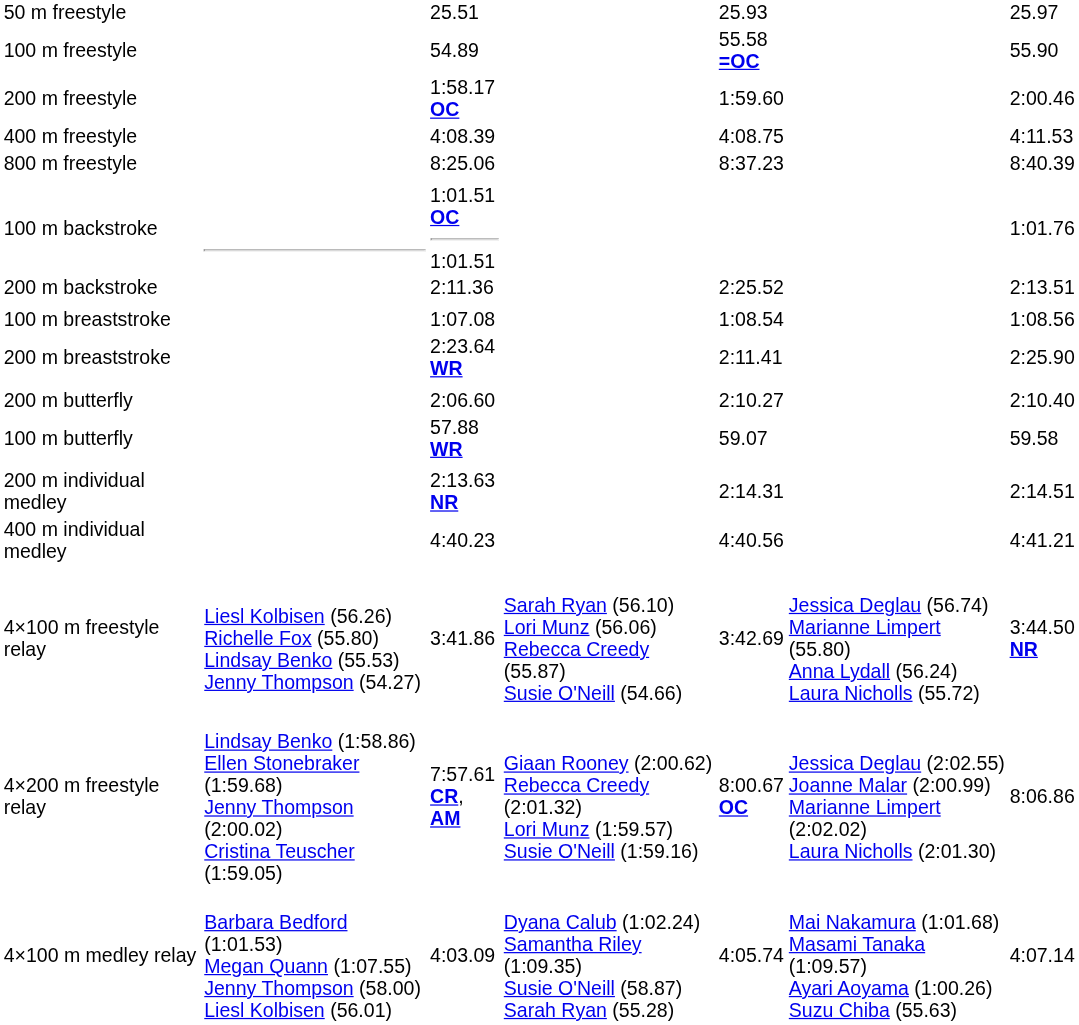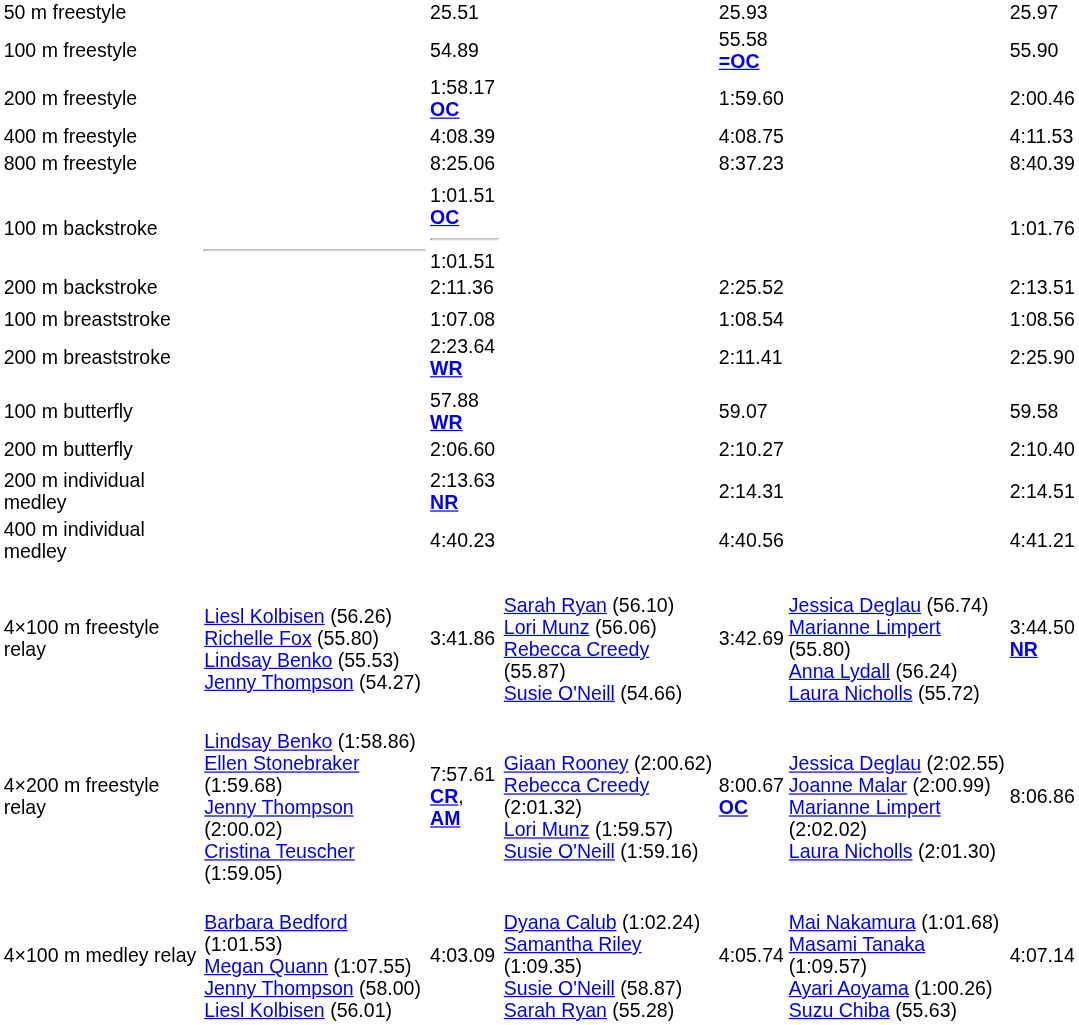rows swapped: (68, 438) <-> (68, 400)
